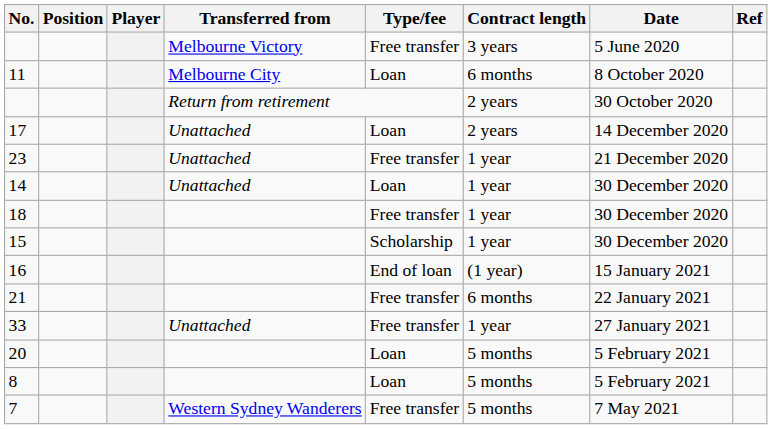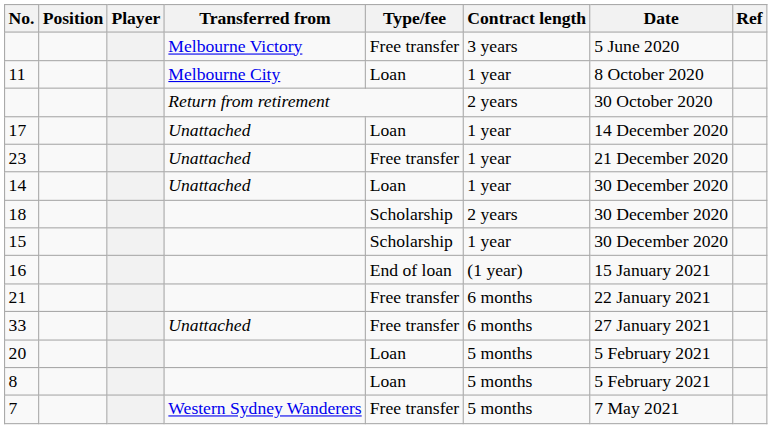(500, 74) 6 months -> (489, 74) 1 year
(493, 130) 2 years -> (489, 130) 1 year
(415, 213) Free transfer -> (411, 213) Scholarship
(489, 213) 1 year -> (493, 213) 2 years
(489, 325) 1 year -> (500, 325) 6 months
